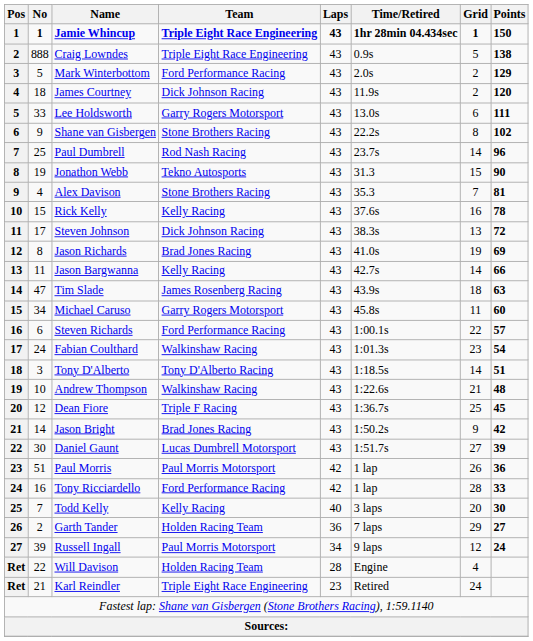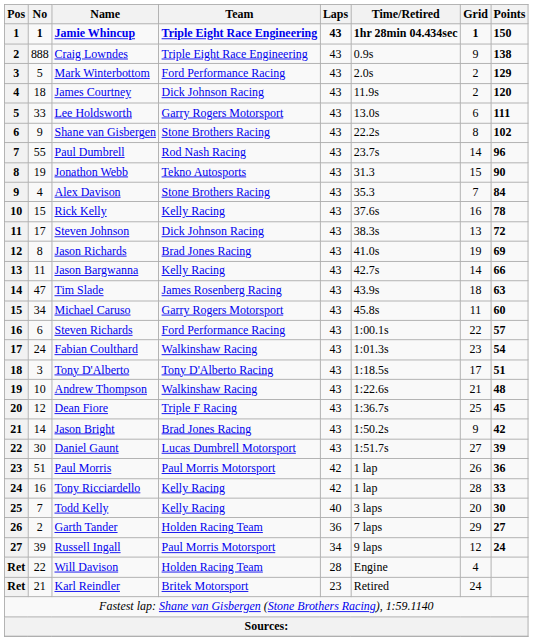(476, 53) 5 -> (476, 53) 9
(40, 152) 25 -> (40, 152) 55
(500, 191) 81 -> (500, 191) 84
(476, 369) 14 -> (476, 369) 17
(223, 487) Ford Performance Racing -> (193, 487) Kelly Racing
(235, 586) Triple Eight Race Engineering -> (205, 586) Britek Motorsport
